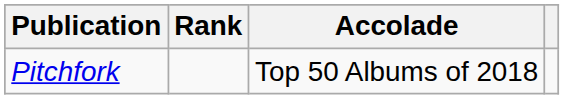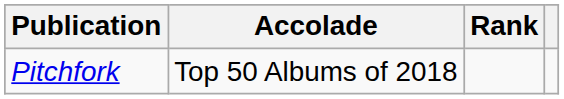columns swapped: (397, 26) <-> (208, 26)
